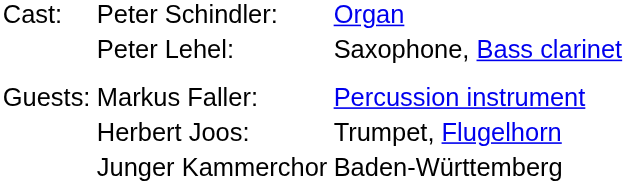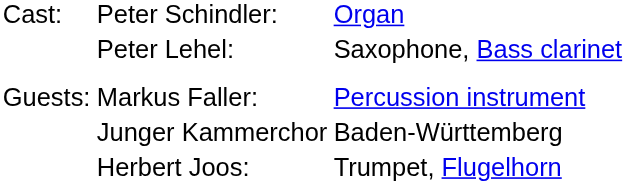rows swapped: (173, 132) <-> (212, 167)
